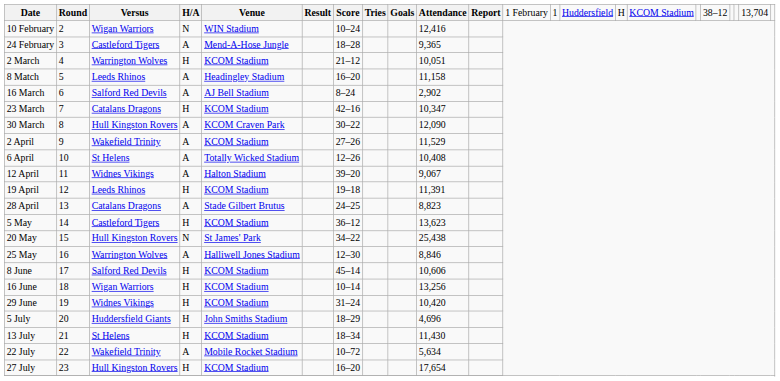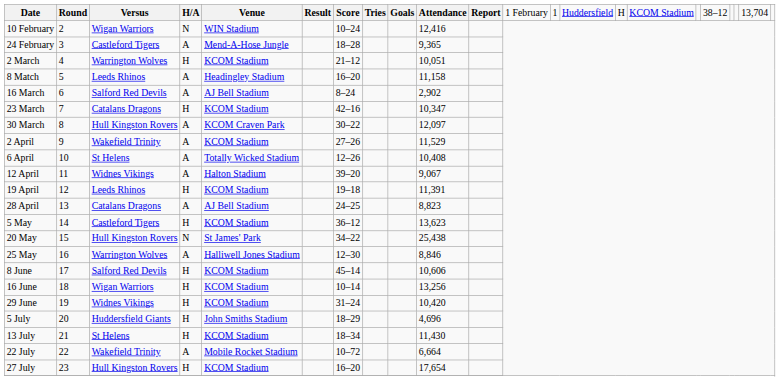(432, 126) 12,090 -> (432, 126) 12,097
(244, 206) Stade Gilbert Brutus -> (237, 206) AJ Bell Stadium
(430, 352) 5,634 -> (430, 352) 6,664
